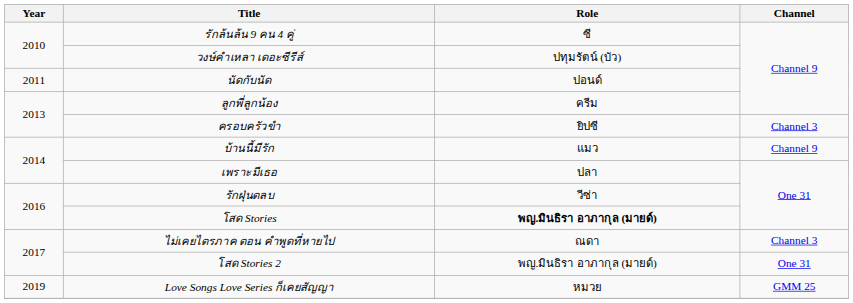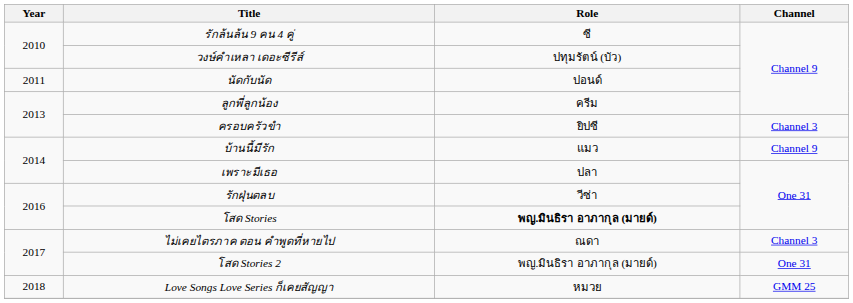(34, 286) 2019 -> (34, 286) 2018
